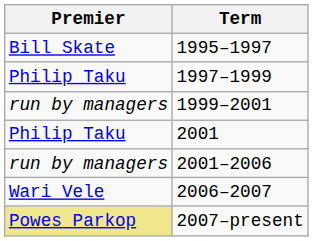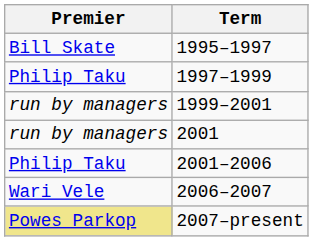(67, 134) Philip Taku -> (88, 134) run by managers
(88, 163) run by managers -> (67, 163) Philip Taku
